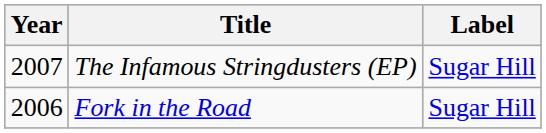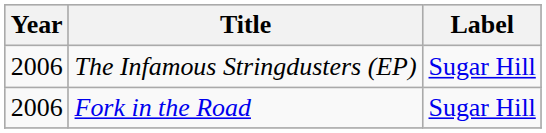(37, 66) 2007 -> (37, 66) 2006
